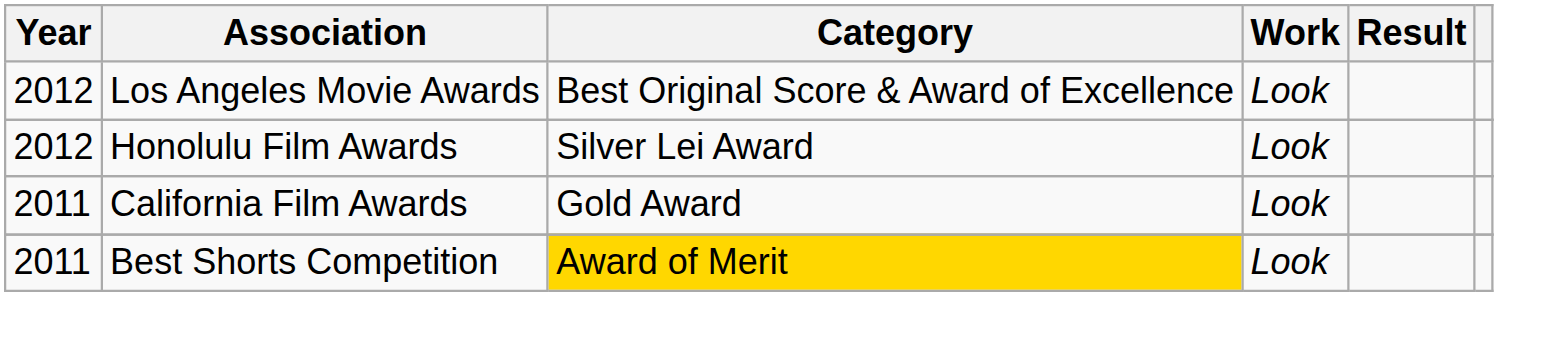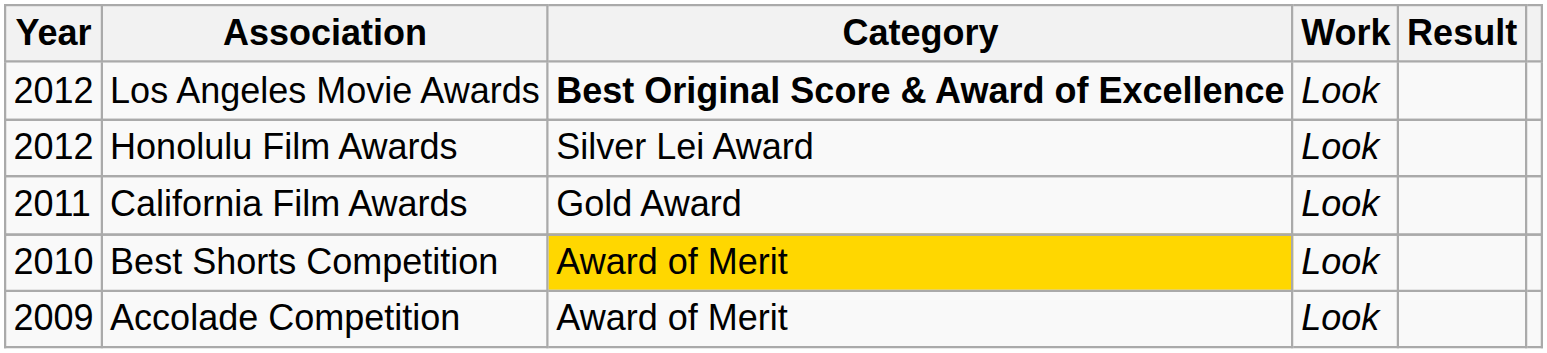(895, 90) normal -> (920, 90) bold
(52, 261) 2011 -> (53, 261) 2010
+ row: (285, 318)
